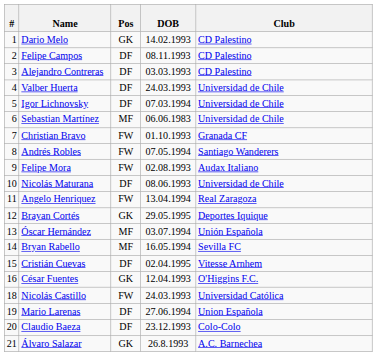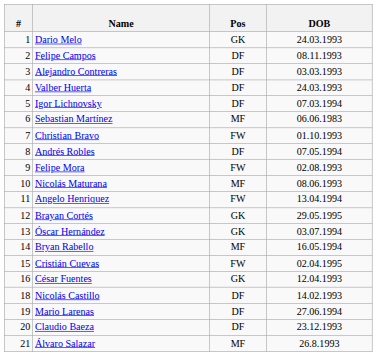- column: (284, 23)
(168, 39) 14.02.1993 -> (319, 39) 24.03.1993
(126, 151) FW -> (238, 151) DF
(126, 183) DF -> (238, 183) MF
(126, 231) MF -> (238, 231) GK
(126, 263) DF -> (238, 263) FW
(126, 295) FW -> (238, 295) DF
(168, 295) 24.03.1993 -> (319, 295) 14.02.1993
(126, 343) GK -> (238, 343) MF
